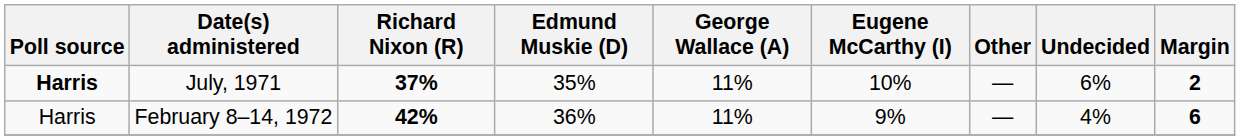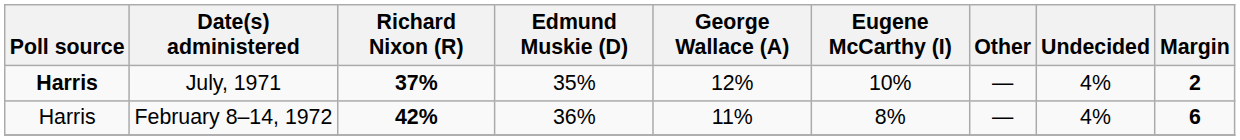(732, 82) 11% -> (732, 82) 12%
(1095, 82) 6% -> (1095, 82) 4%
(890, 117) 9% -> (890, 117) 8%
